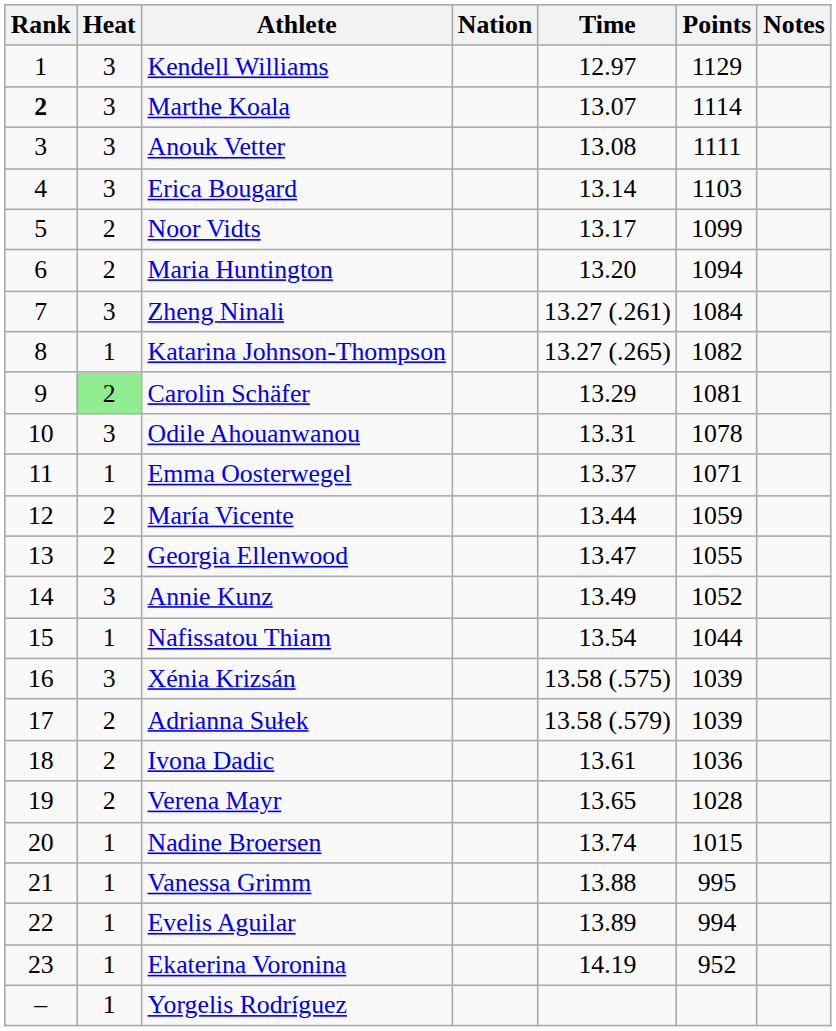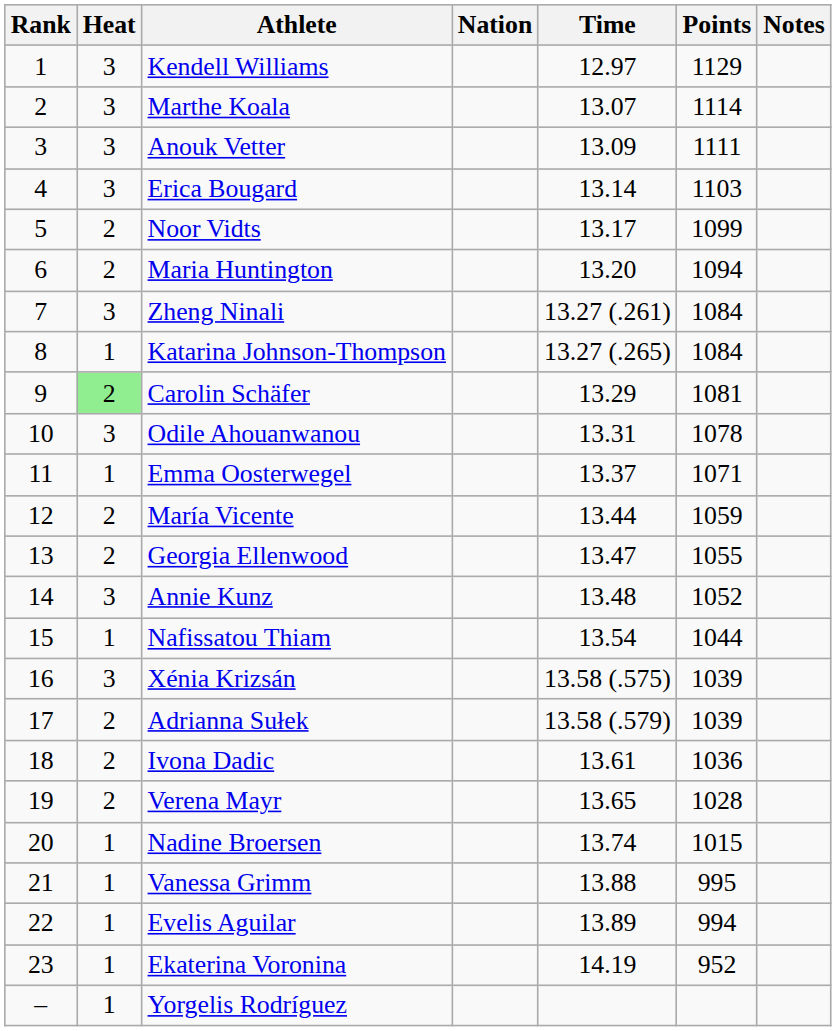(41, 106) bold -> (41, 106) normal
(607, 147) 13.08 -> (607, 147) 13.09
(717, 351) 1082 -> (717, 351) 1084
(607, 596) 13.49 -> (607, 596) 13.48
